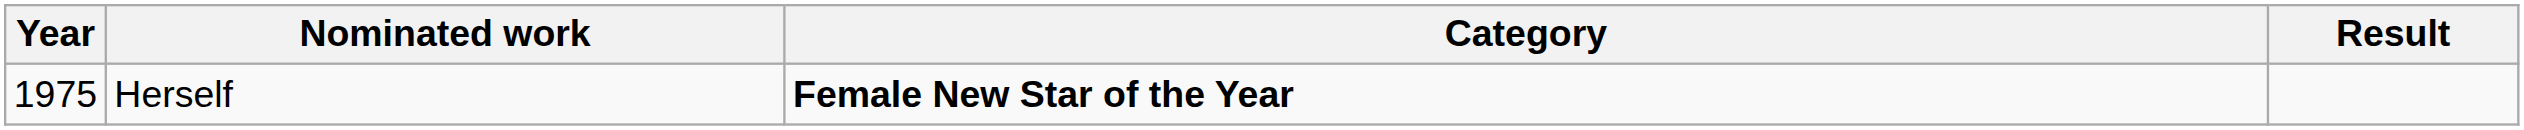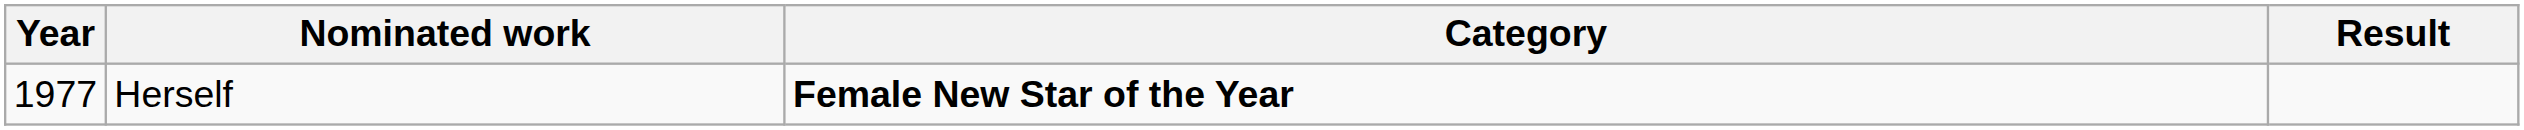(55, 93) 1975 -> (55, 93) 1977
